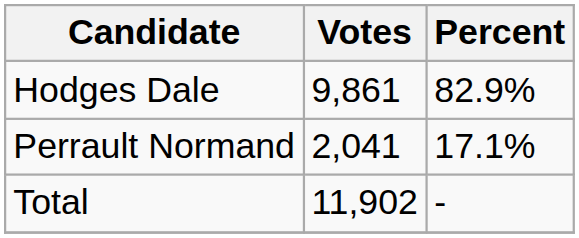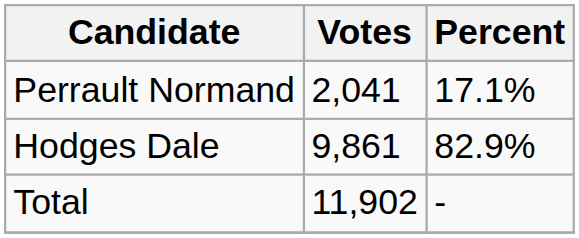rows swapped: (116, 89) <-> (154, 145)
